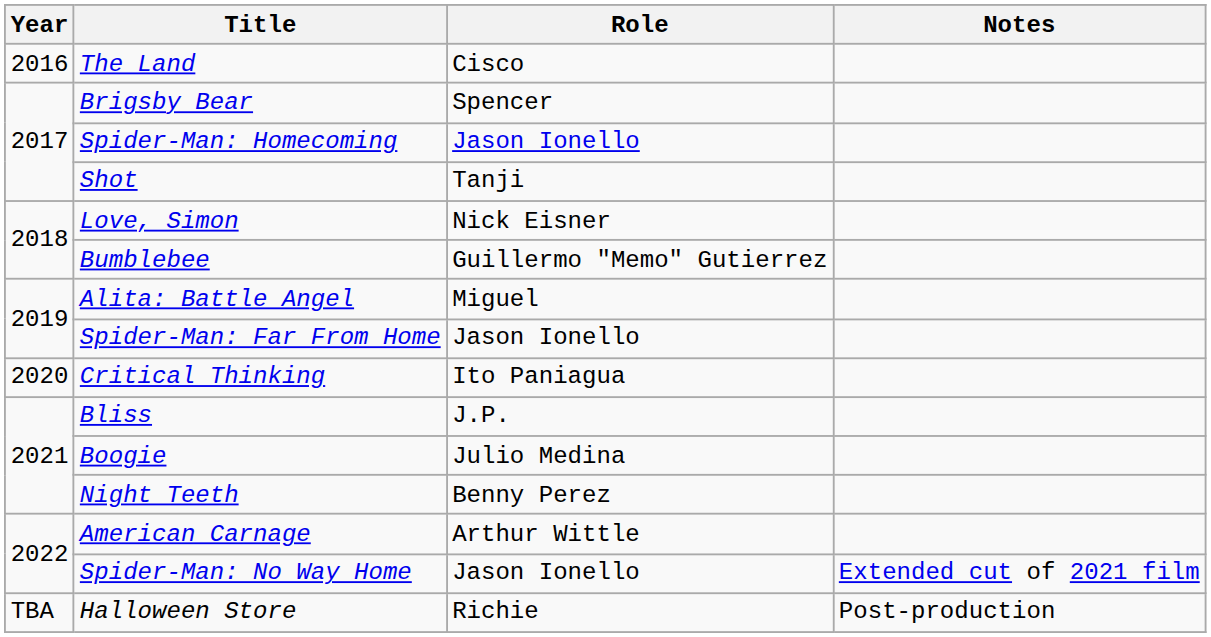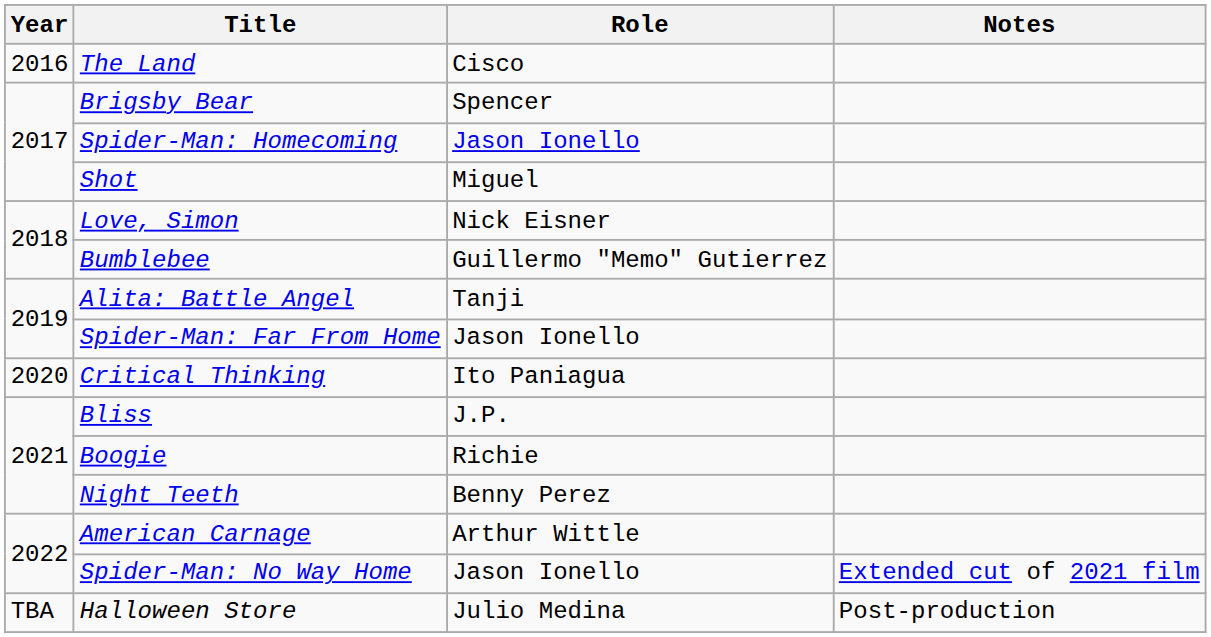(488, 181) Tanji -> (495, 181) Miguel
(495, 299) Miguel -> (488, 299) Tanji
(539, 456) Julio Medina -> (495, 456) Richie
(495, 612) Richie -> (539, 612) Julio Medina
